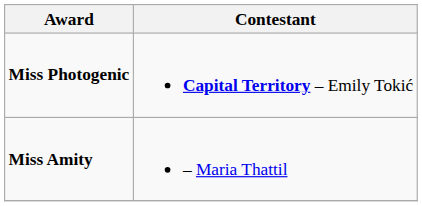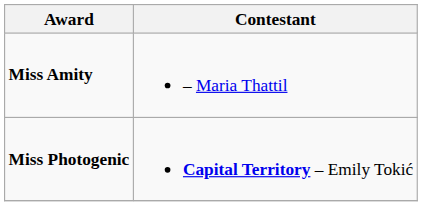rows swapped: (51, 158) <-> (69, 75)
